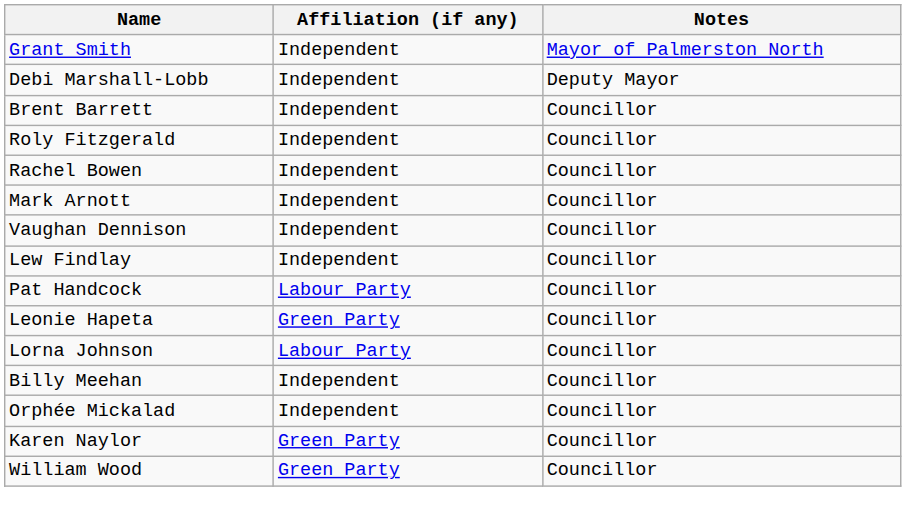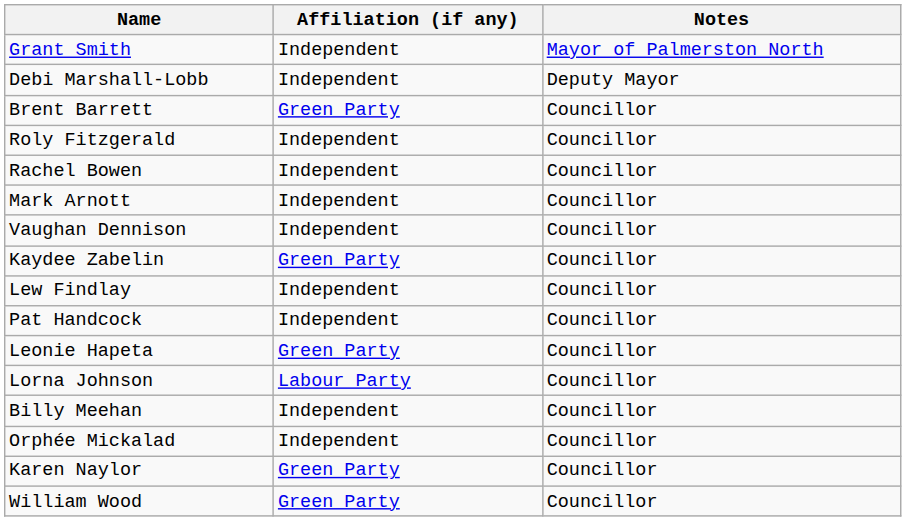(339, 110) Independent -> (339, 110) Green Party
+ row: (87, 260)
(344, 291) Labour Party -> (339, 321) Independent
